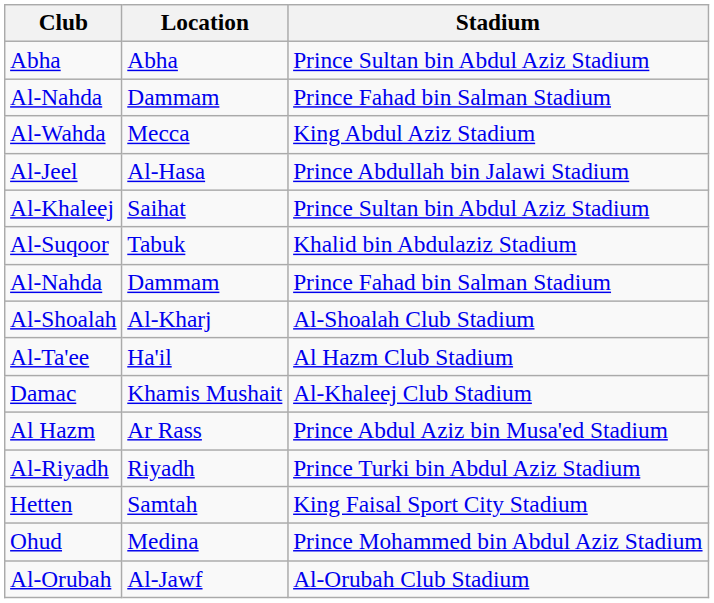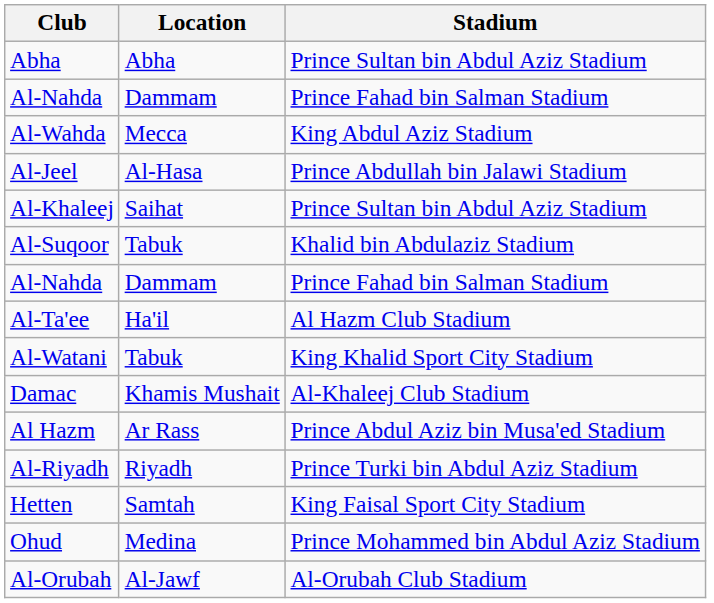- row: (63, 319)
+ row: (58, 356)
